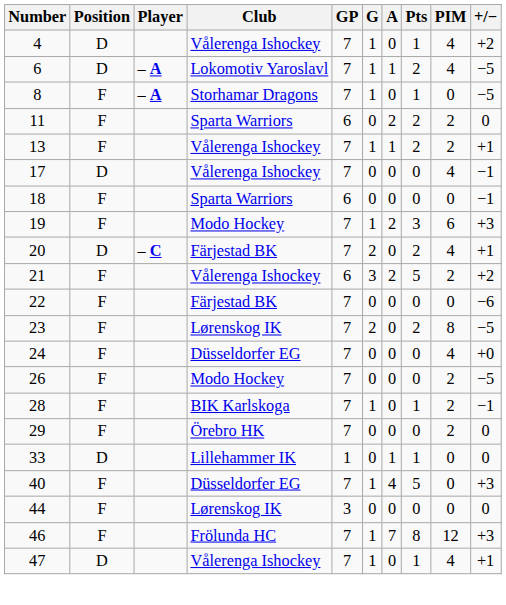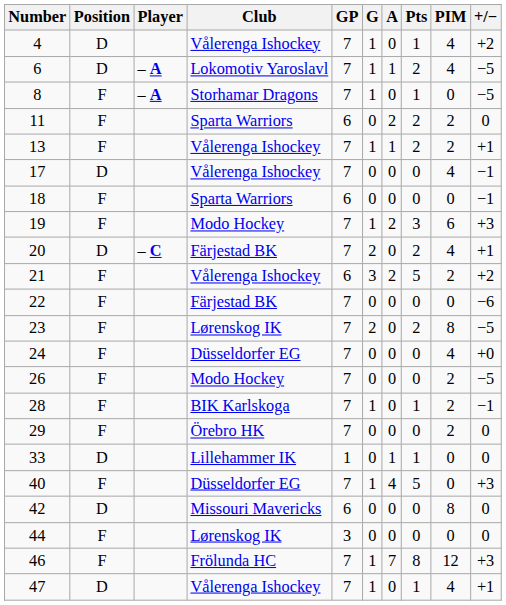+ row: (37, 509)
